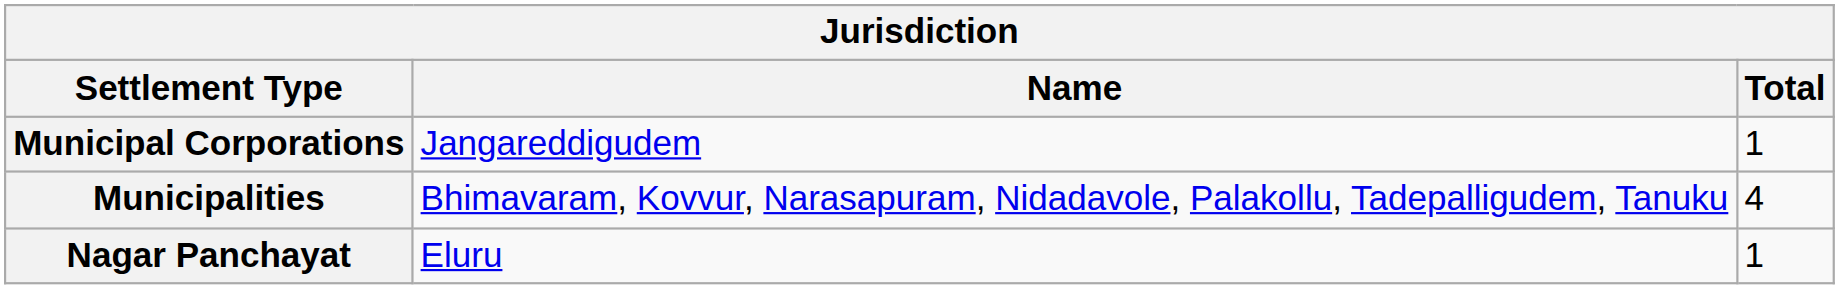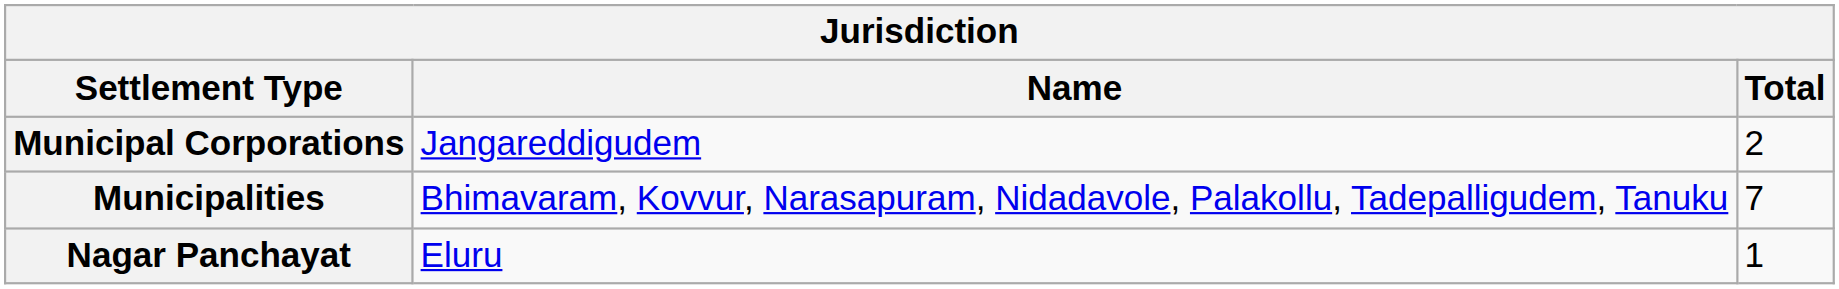(1754, 143) 1 -> (1754, 143) 2
(1754, 198) 4 -> (1754, 198) 7
